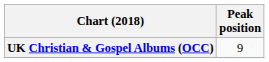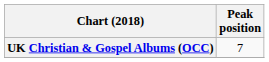(240, 47) 9 -> (240, 47) 7
